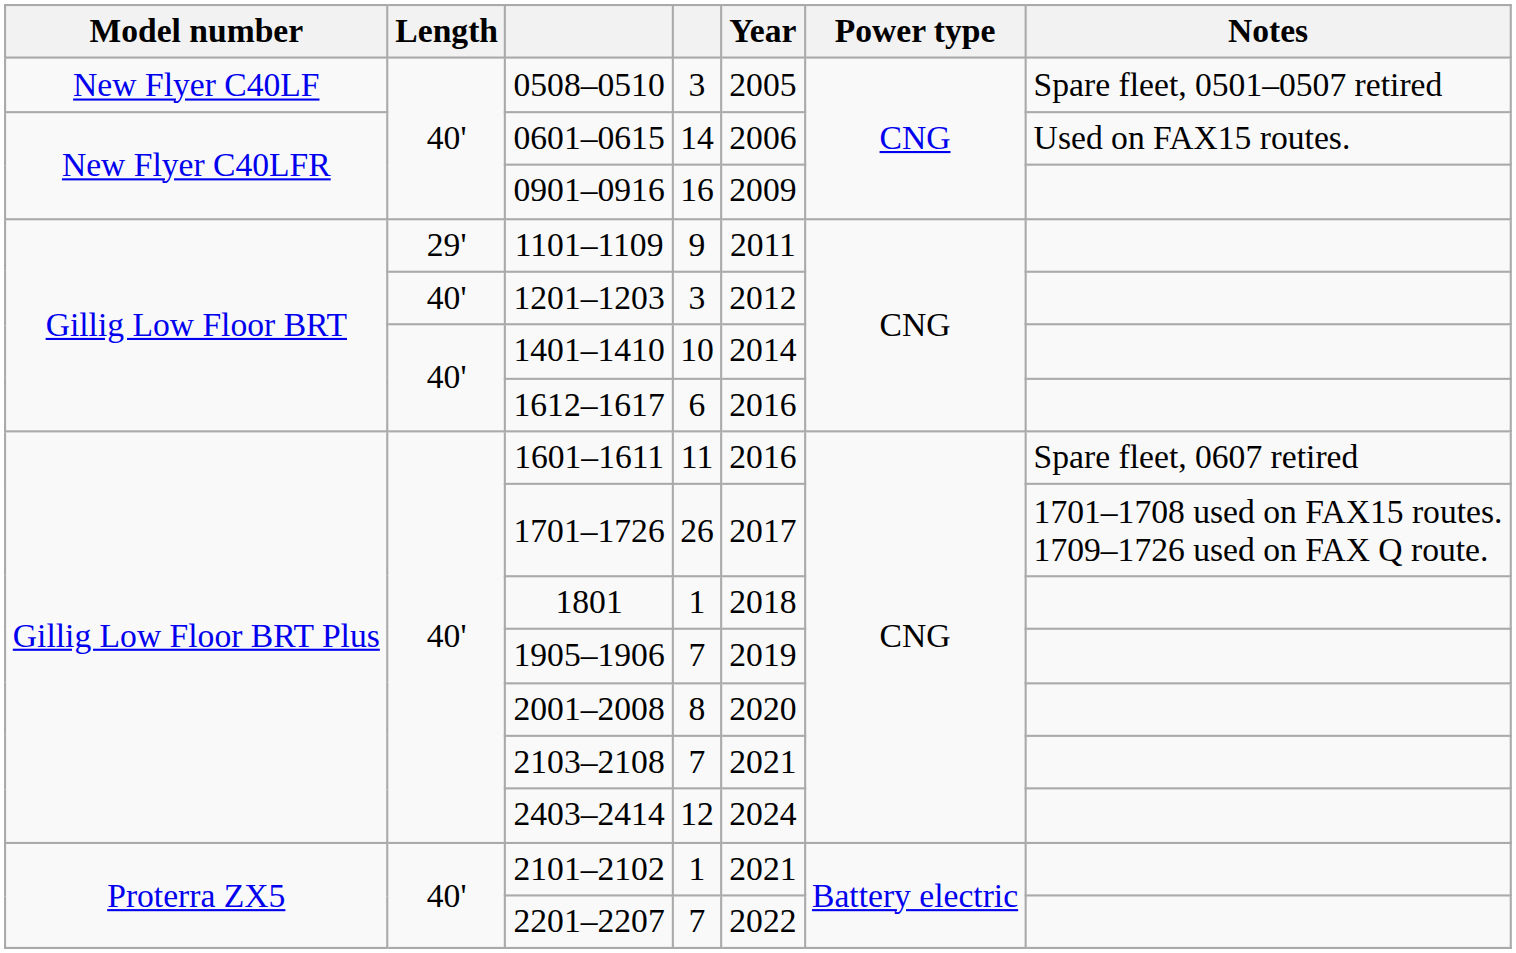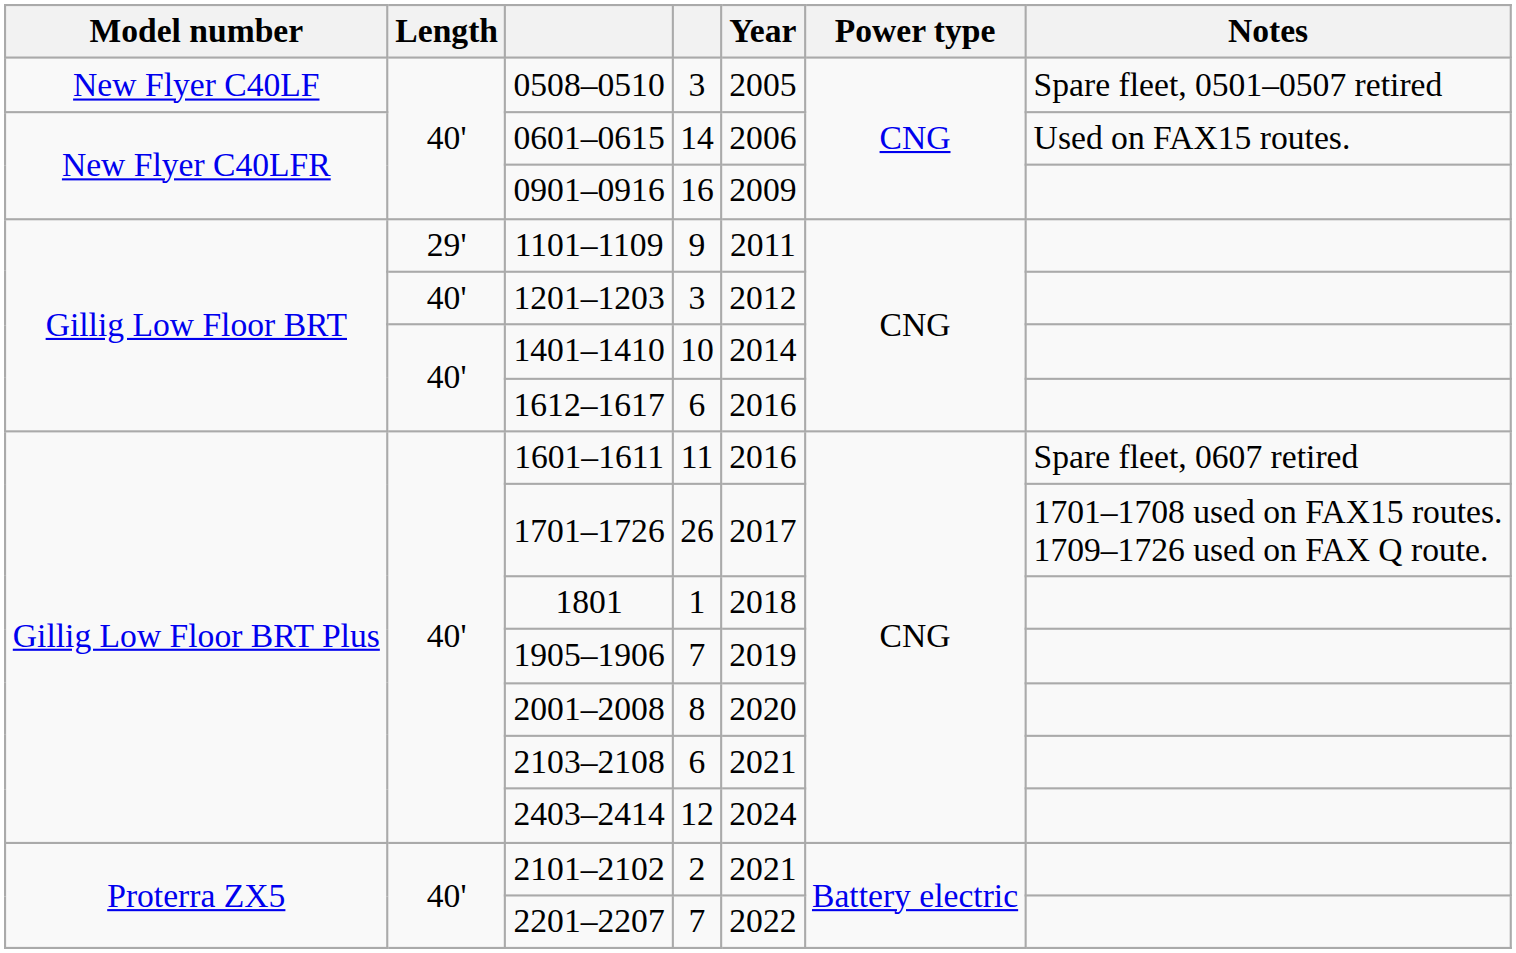(697, 761) 7 -> (697, 761) 6
(697, 868) 1 -> (697, 868) 2
